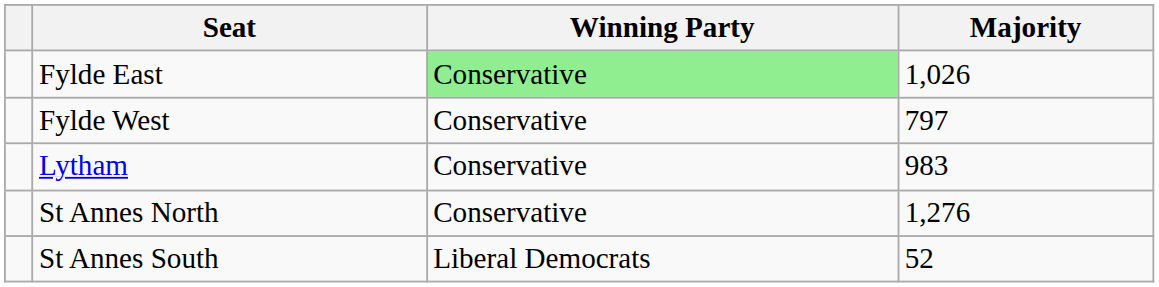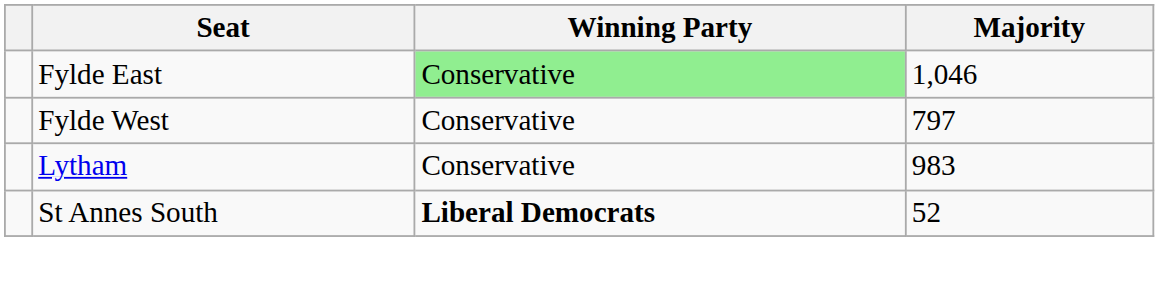(937, 73) 1,026 -> (945, 73) 1,046
- row: (129, 212)
(542, 258) normal -> (538, 212) bold
